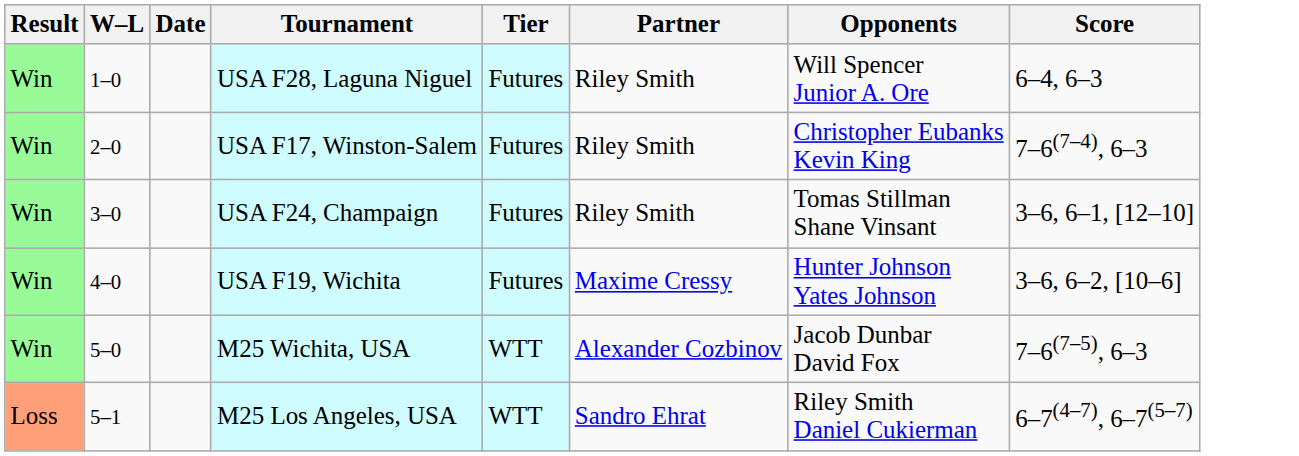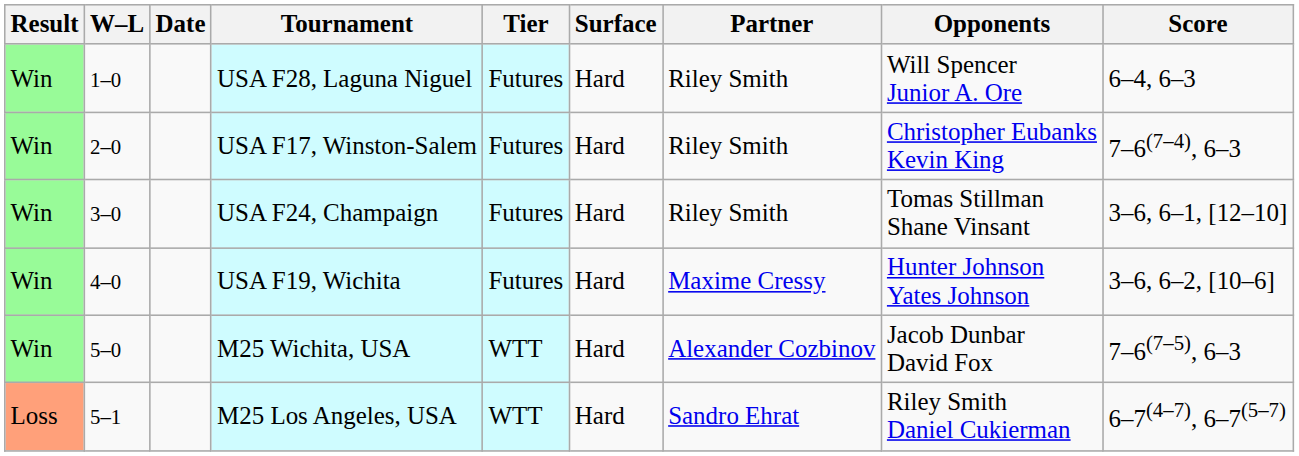+ column: (616, 24)
